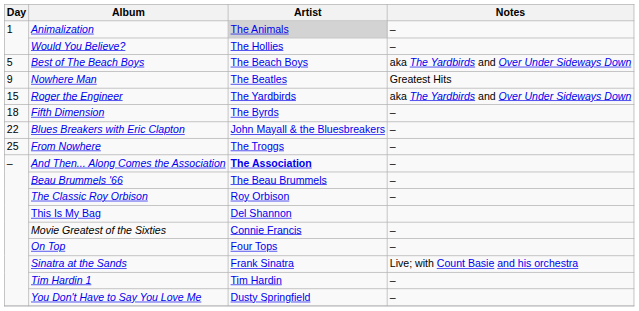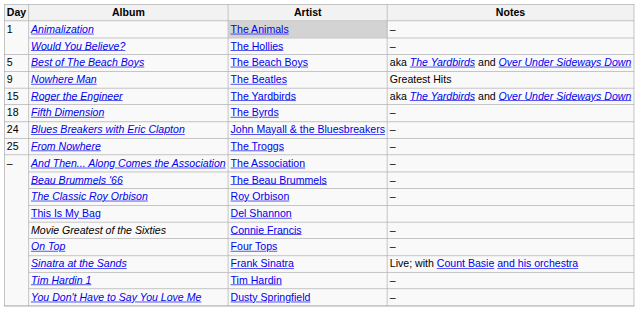(13, 130) 22 -> (13, 130) 24
(271, 163) bold -> (268, 163) normal
